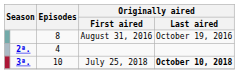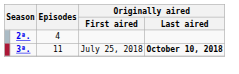- row: (23, 37)
(58, 62) 10 -> (58, 50) 11
